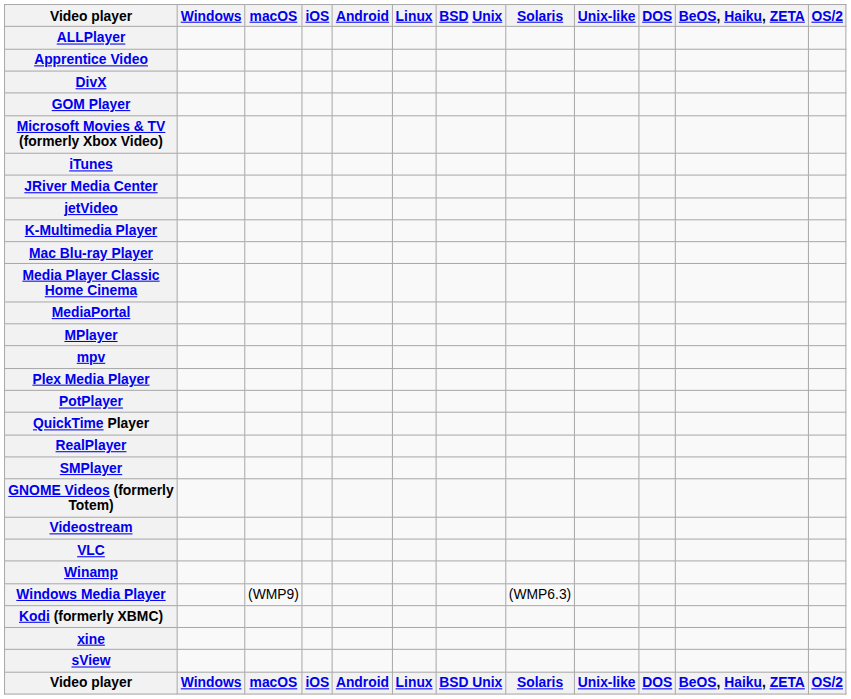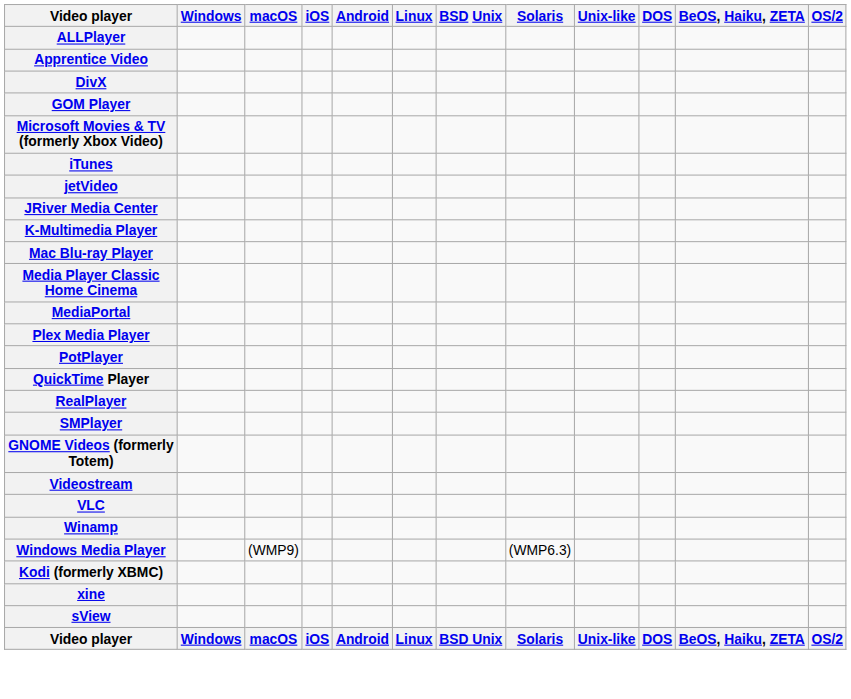rows swapped: (91, 209) <-> (91, 187)
- row: (91, 335)
- row: (91, 357)
